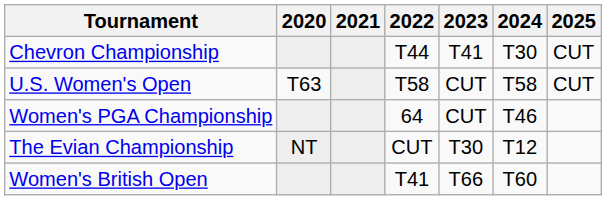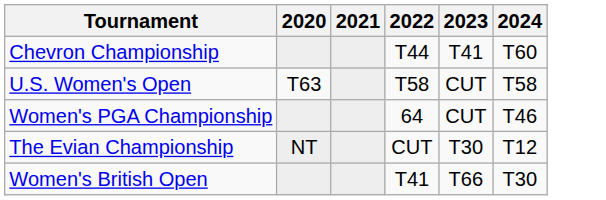- column: (574, 21)
(520, 52) T30 -> (520, 52) T60
(520, 180) T60 -> (520, 180) T30
